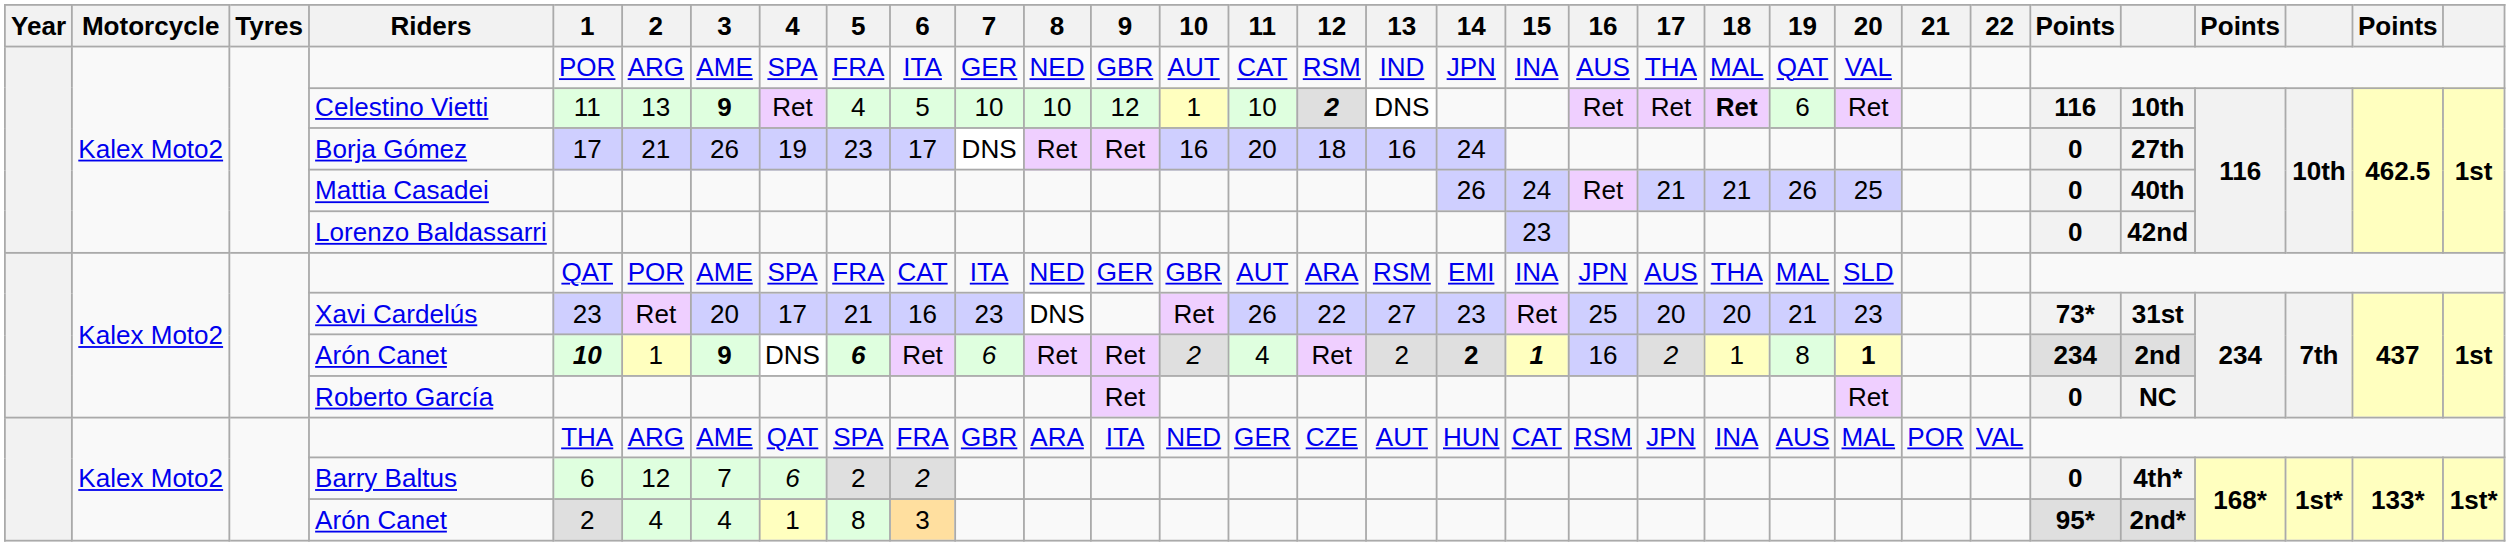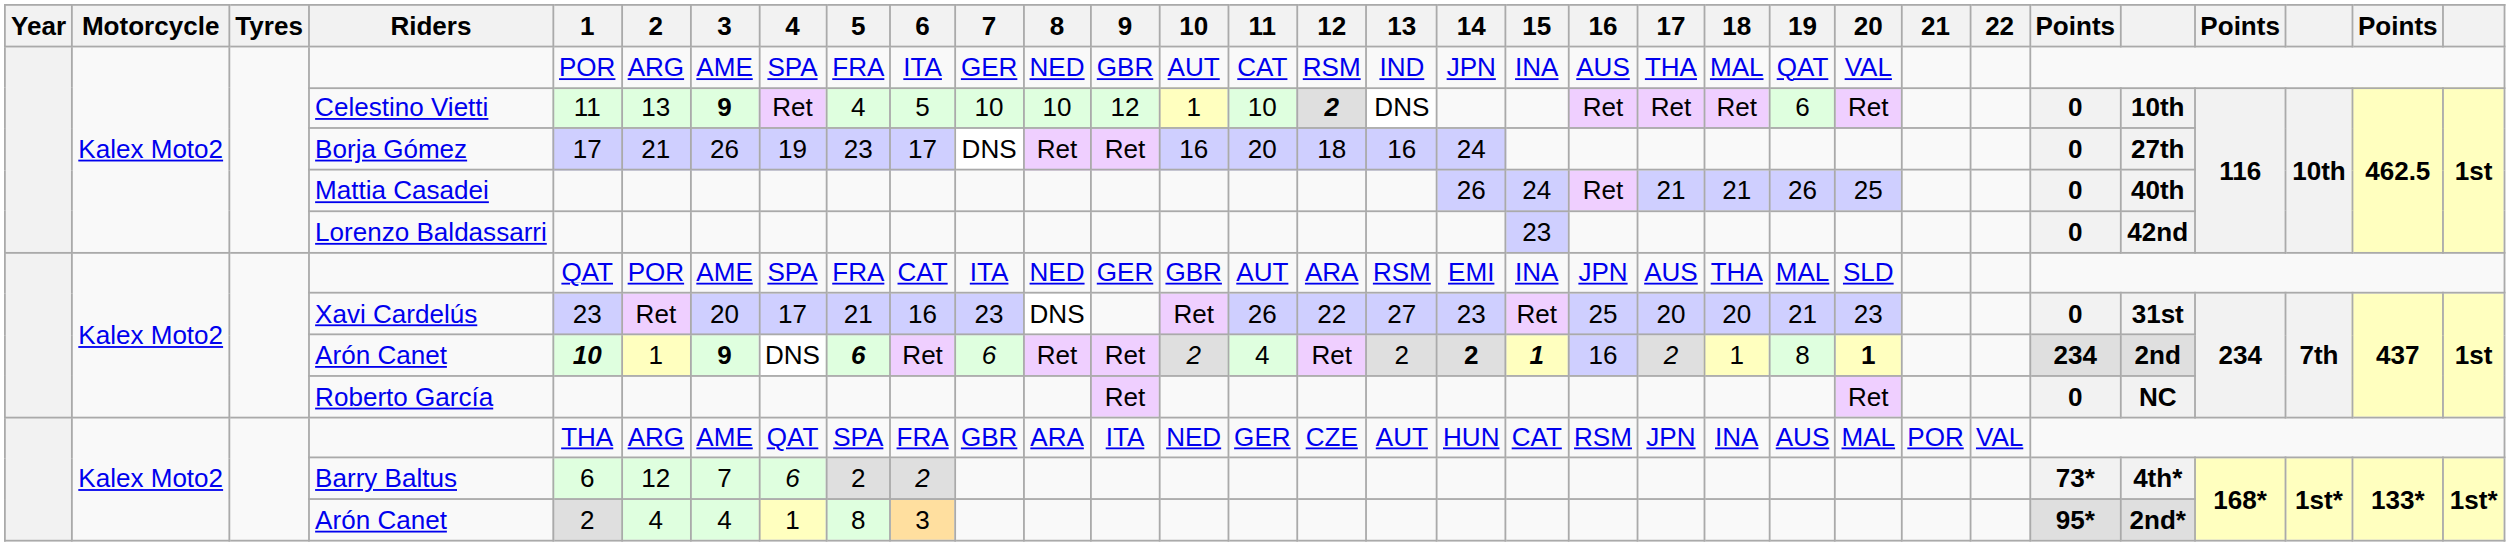(1737, 108) bold -> (1737, 108) normal
(2075, 108) 116 -> (2075, 108) 0
(2075, 314) 73* -> (2075, 314) 0
(2075, 479) 0 -> (2075, 479) 73*
